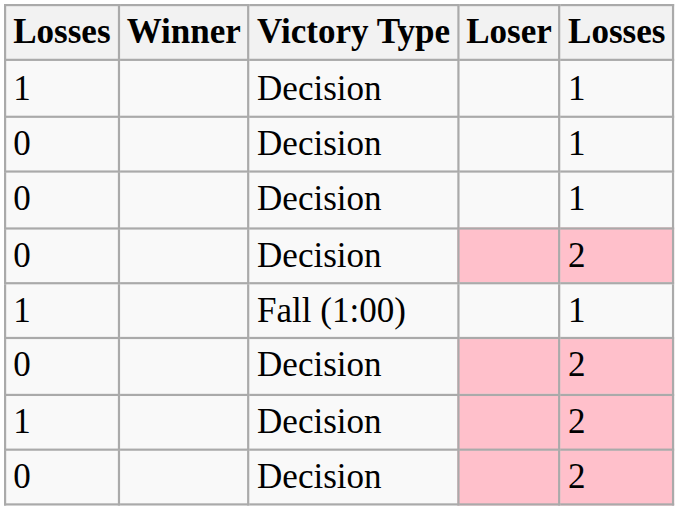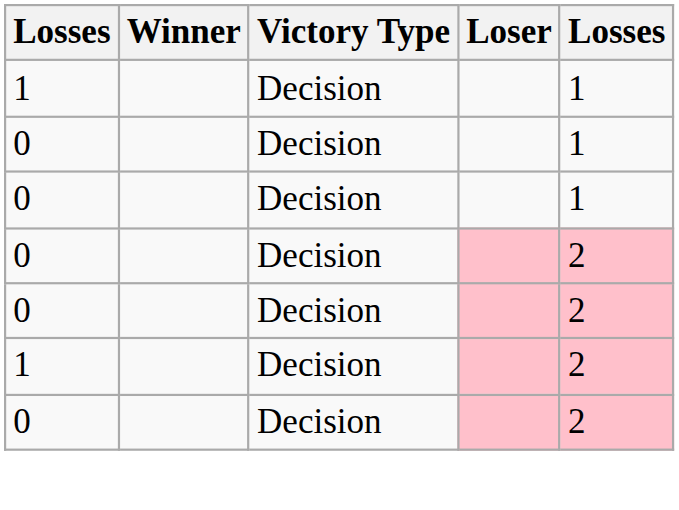- row: (22, 310)
